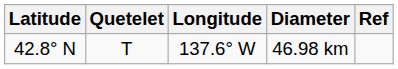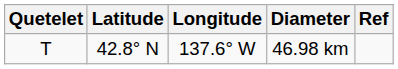columns swapped: (127, 19) <-> (45, 19)
